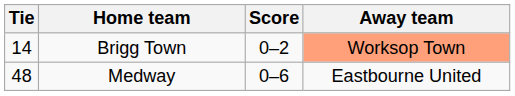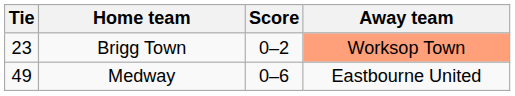(22, 47) 14 -> (22, 47) 23
(22, 76) 48 -> (22, 76) 49
